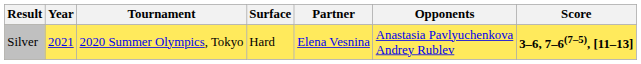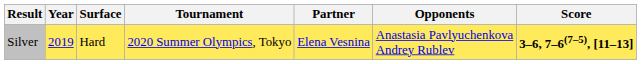columns swapped: (162, 14) <-> (270, 14)
(61, 42) 2021 -> (61, 42) 2019
